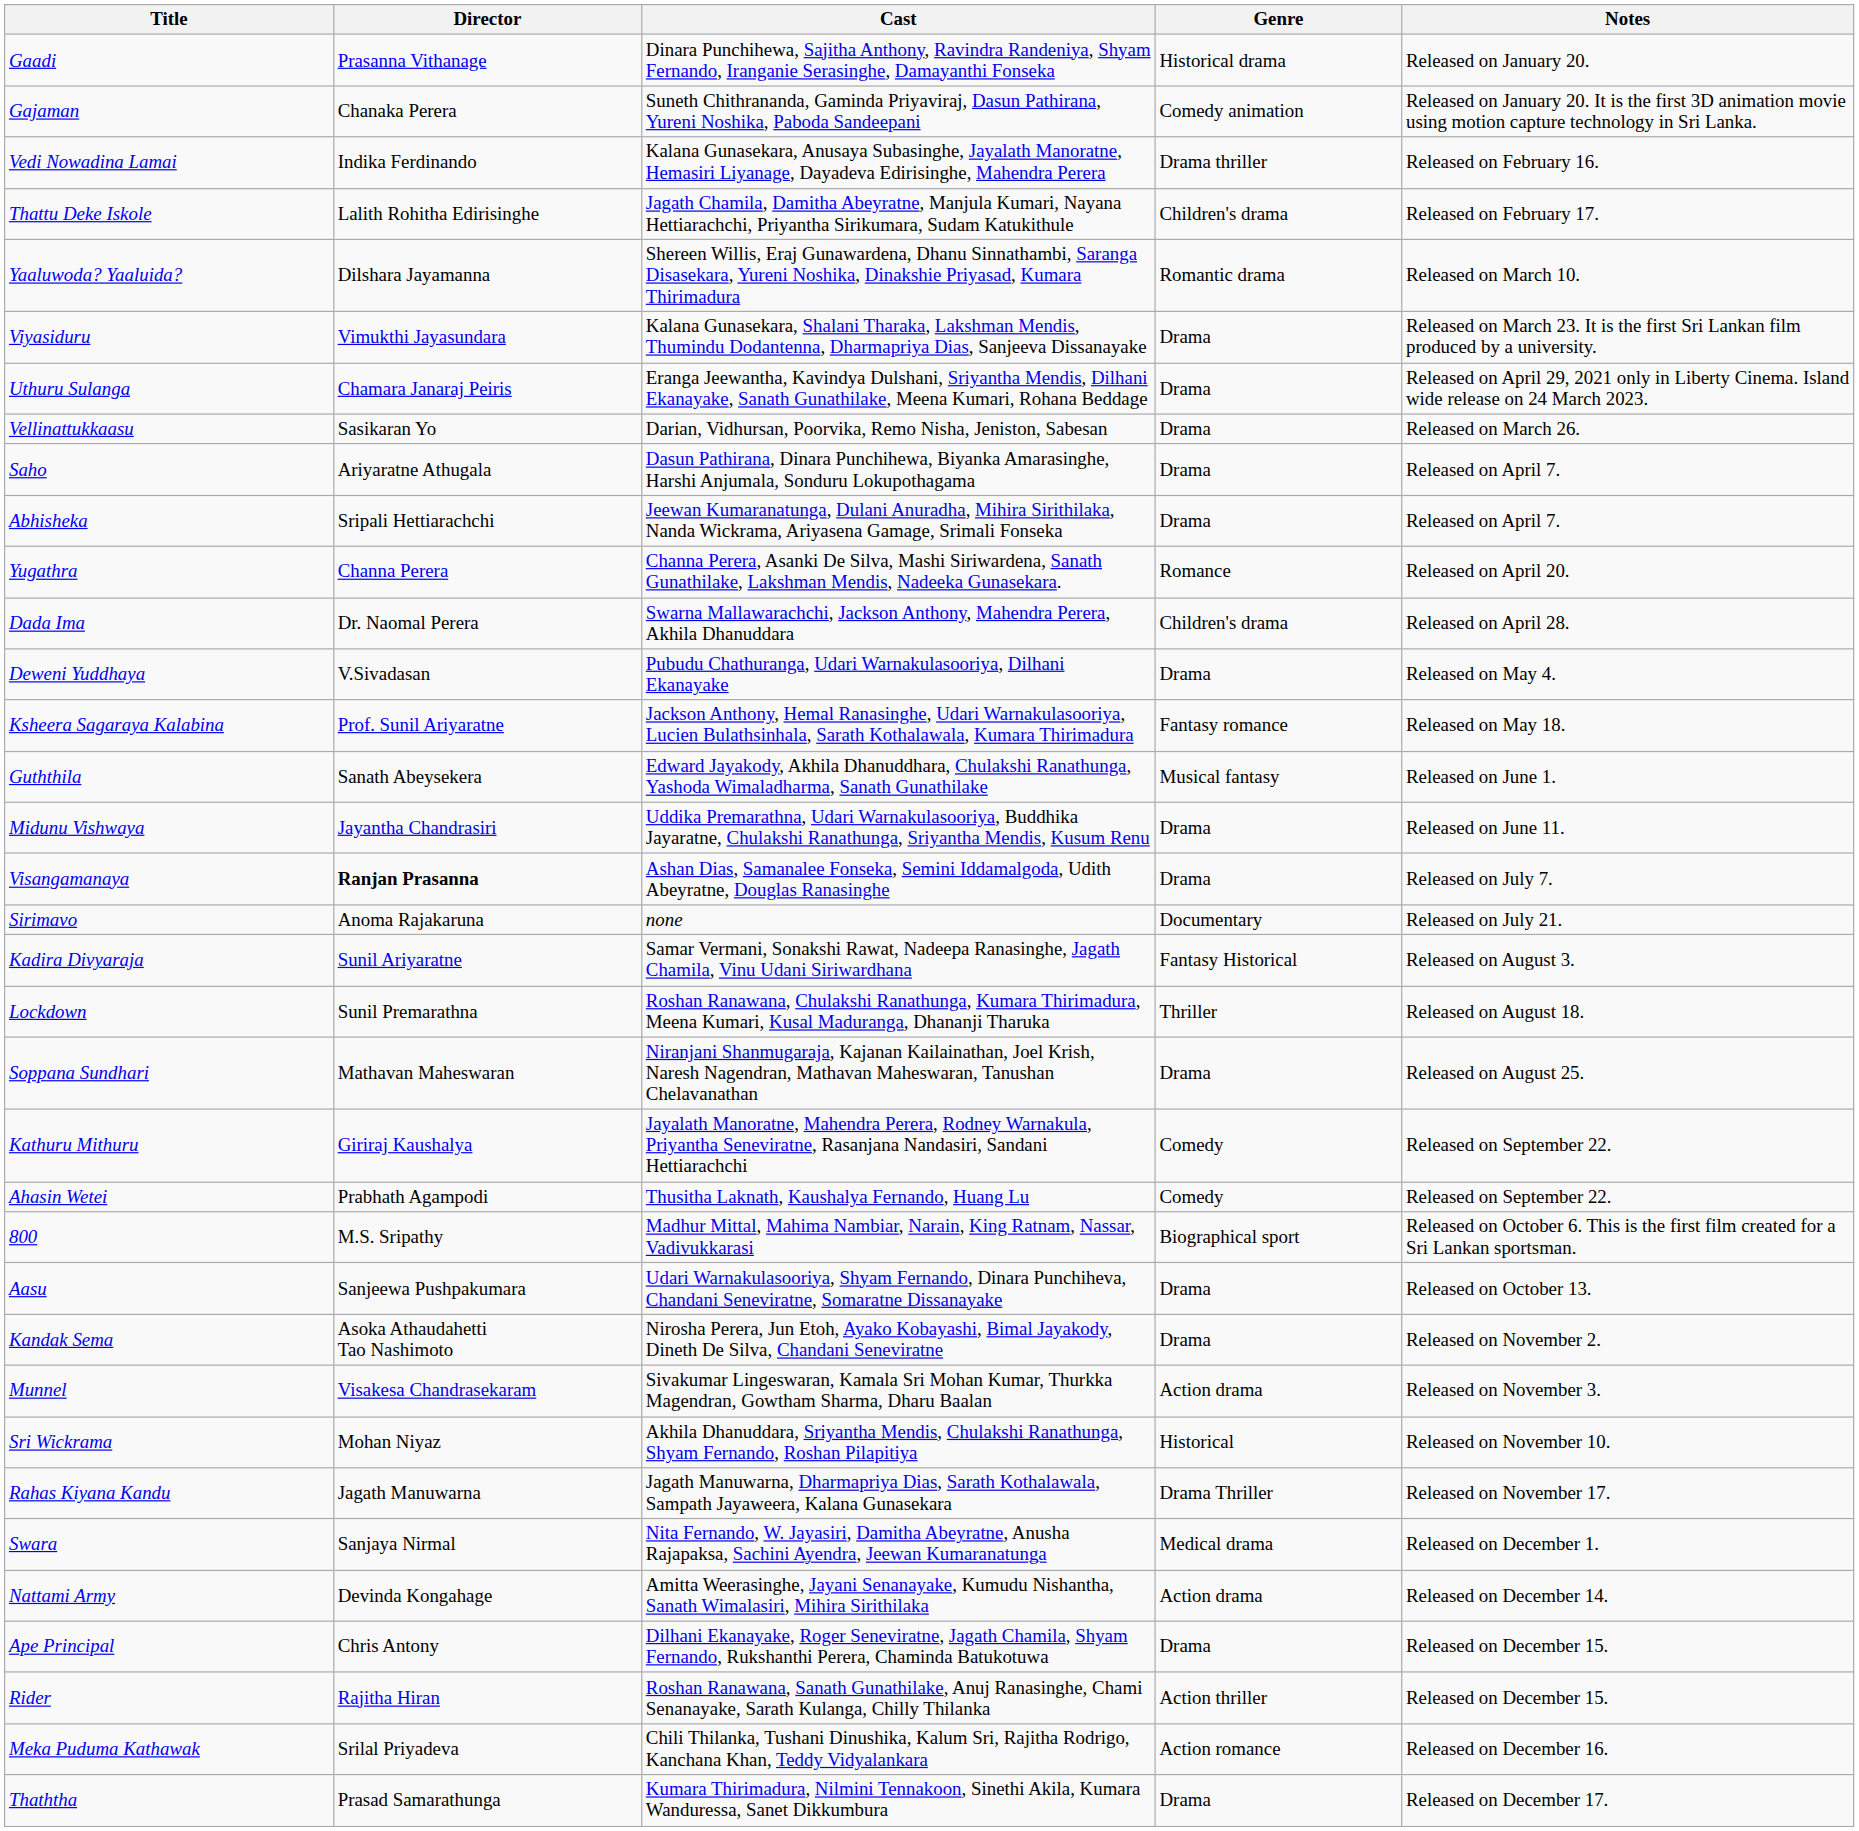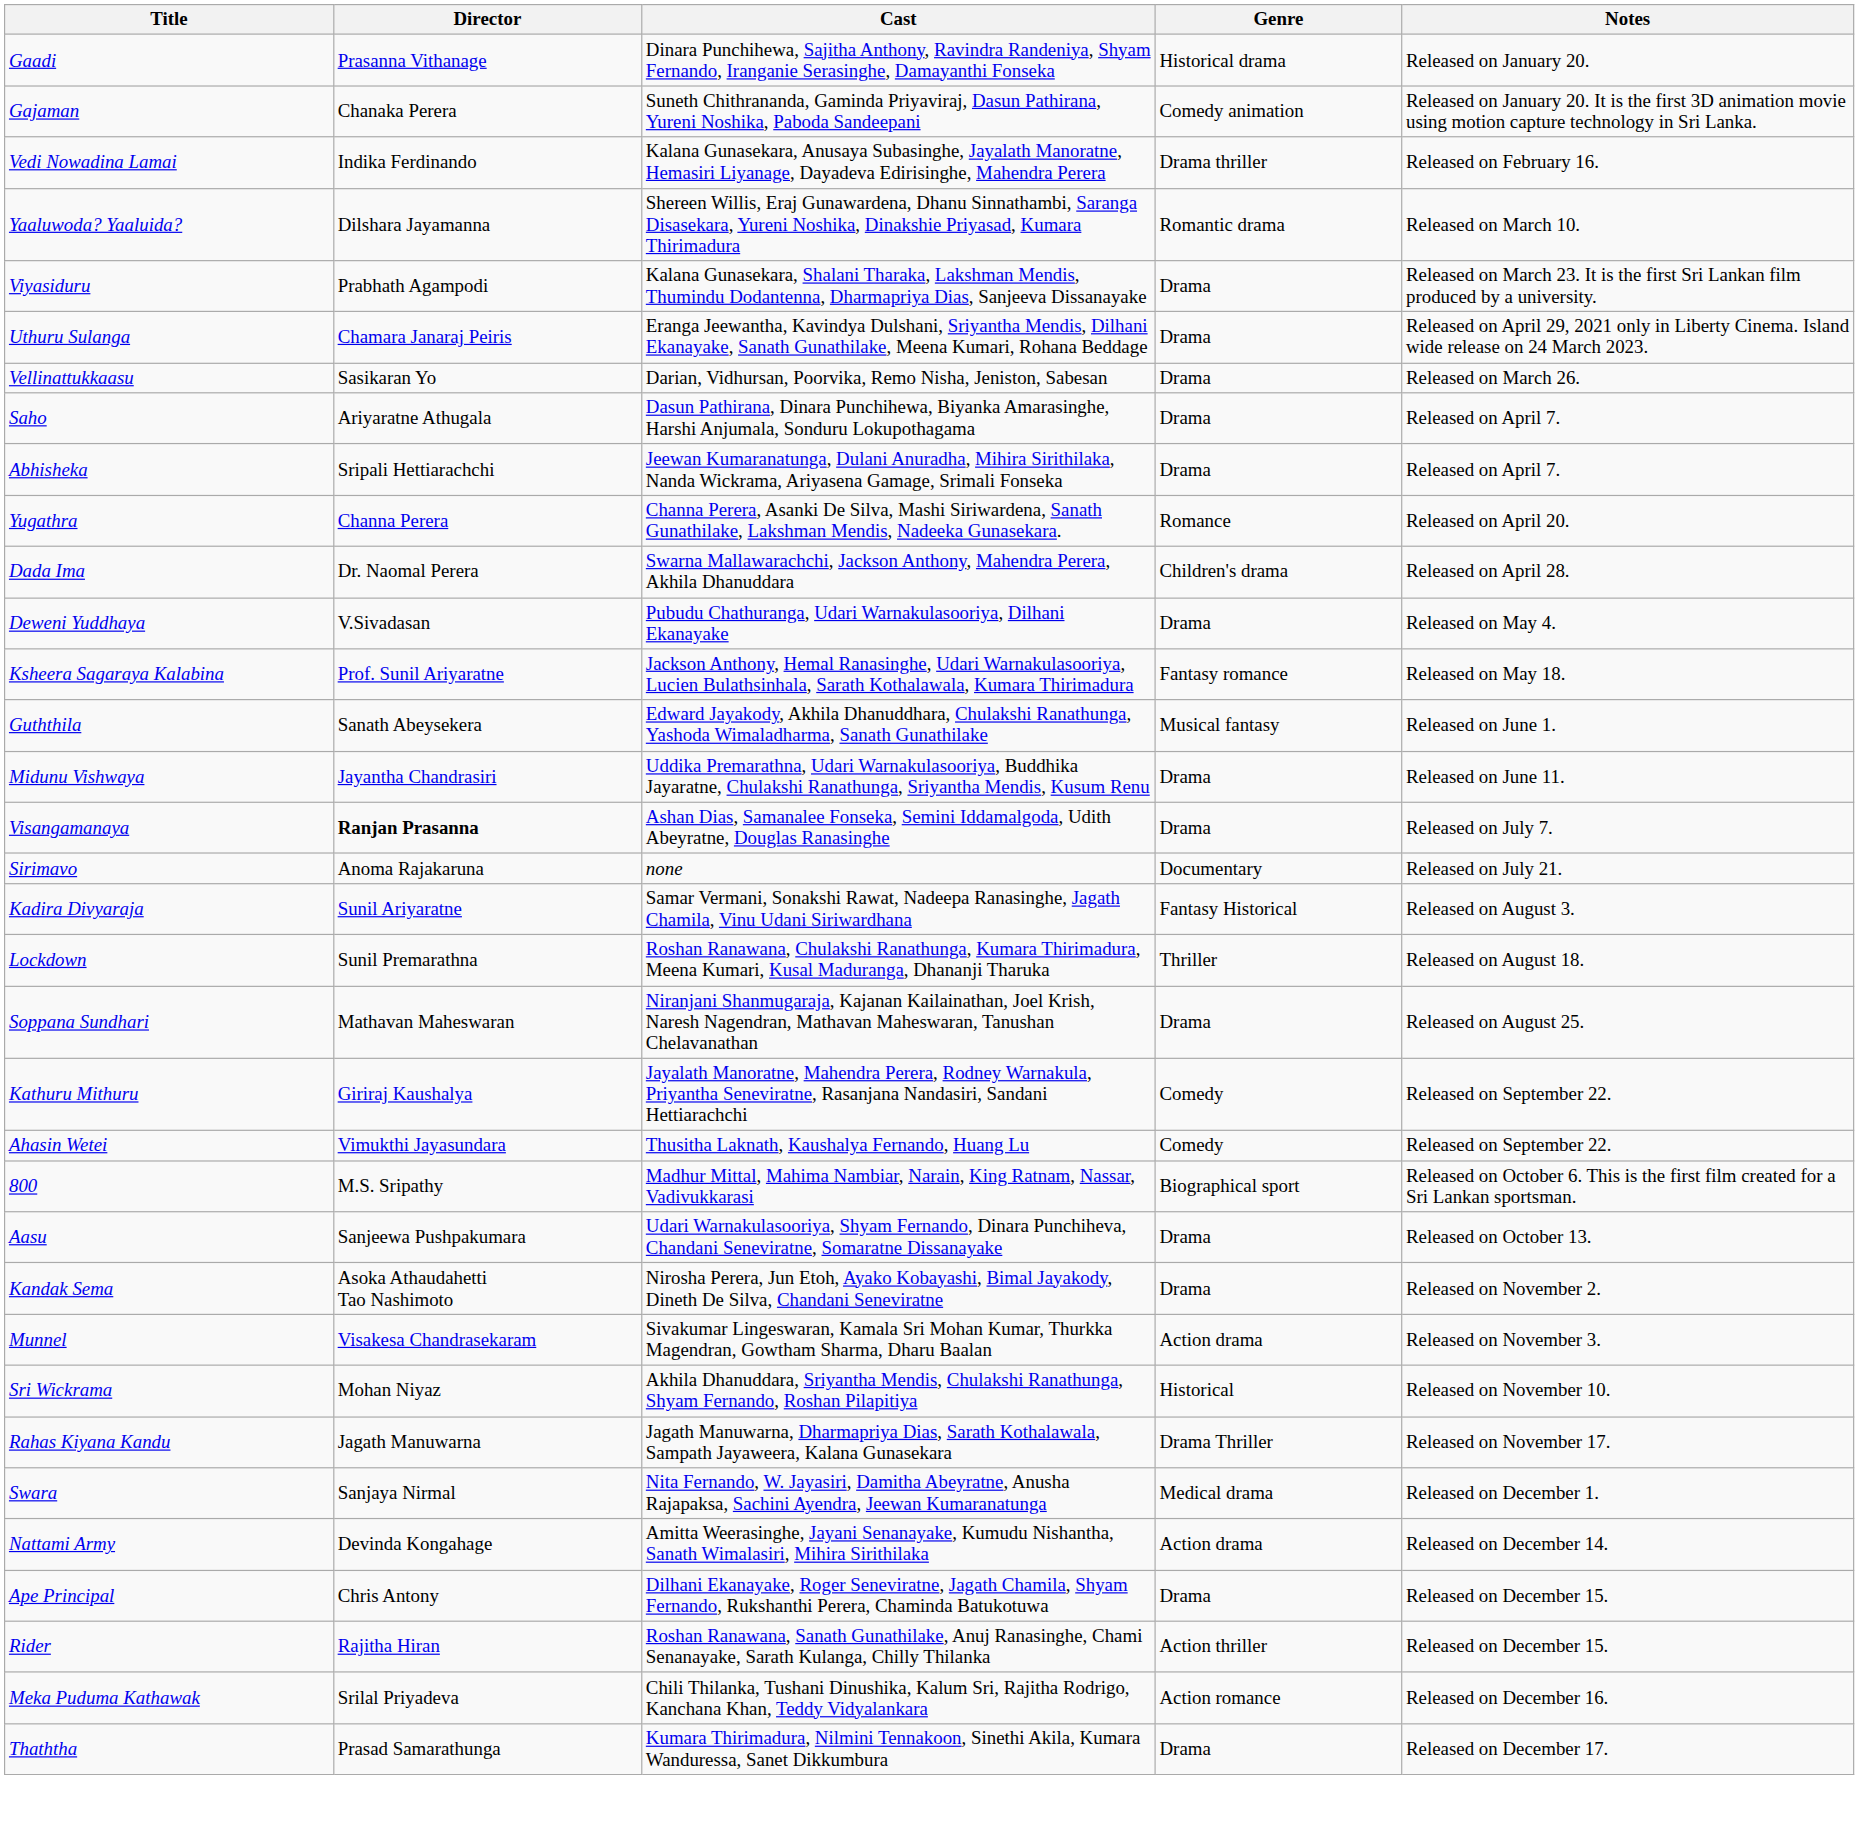- row: (80, 213)
(422, 337) Vimukthi Jayasundara -> (413, 286) Prabhath Agampodi
(413, 1196) Prabhath Agampodi -> (422, 1145) Vimukthi Jayasundara
